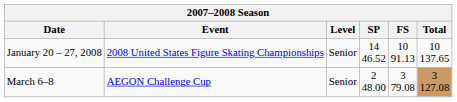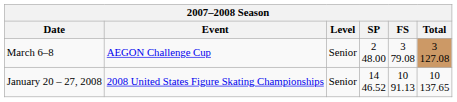rows swapped: (30, 82) <-> (54, 53)
